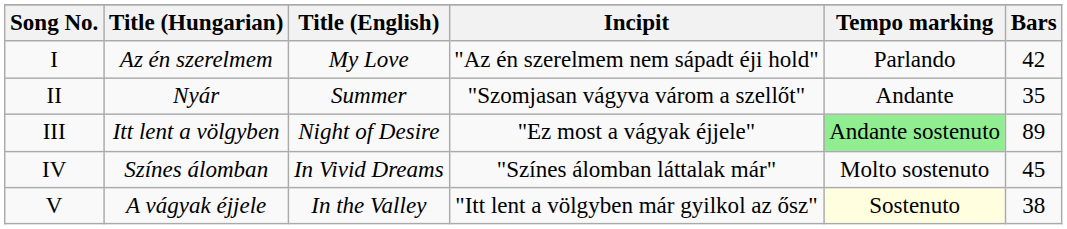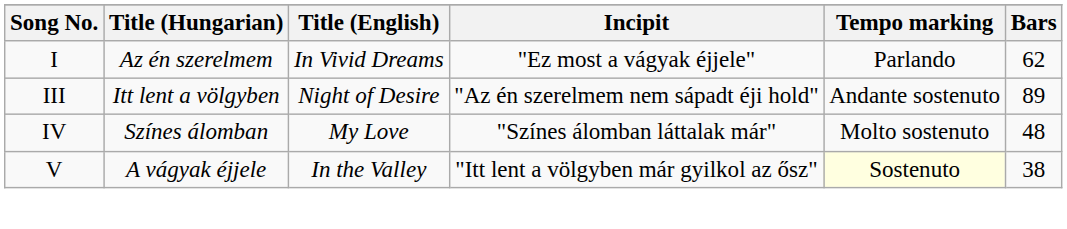(369, 59) My Love -> (369, 59) In Vivid Dreams
(636, 59) "Az én szerelmem nem sápadt éji hold" -> (636, 59) "Ez most a vágyak éjjele"
(1034, 59) 42 -> (1034, 59) 62
- row: (54, 95)
(636, 132) "Ez most a vágyak éjjele" -> (636, 95) "Az én szerelmem nem sápadt éji hold"
(915, 132) lightgreen background -> (915, 95) no background
(369, 168) In Vivid Dreams -> (369, 132) My Love
(1034, 168) 45 -> (1034, 132) 48
